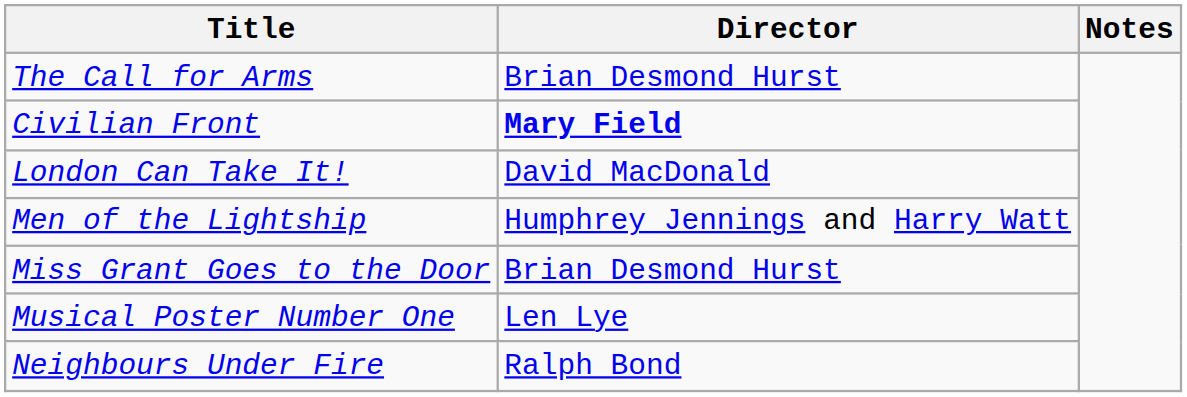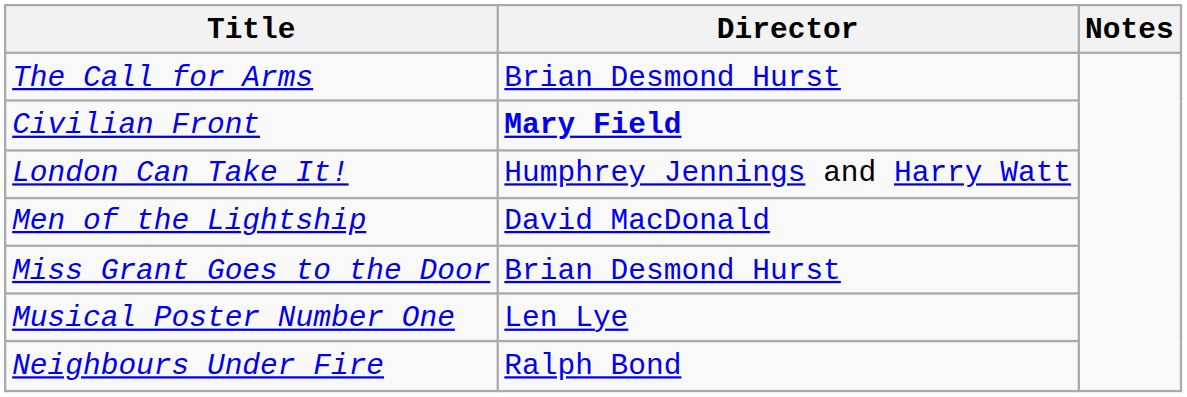(637, 173) David MacDonald -> (788, 173) Humphrey Jennings and Harry Watt
(788, 222) Humphrey Jennings and Harry Watt -> (637, 222) David MacDonald
